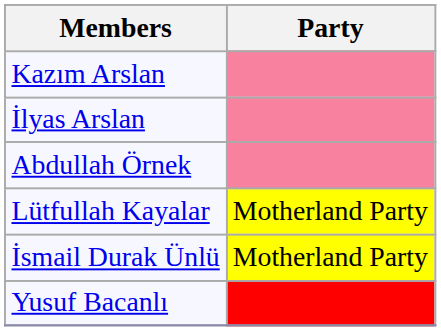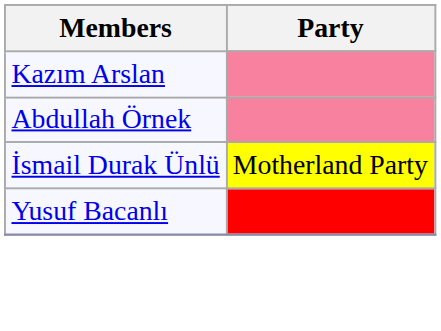- row: (78, 119)
- row: (111, 211)
